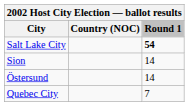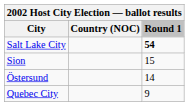(150, 61) 14 -> (150, 61) 15
(147, 93) 7 -> (147, 93) 9
